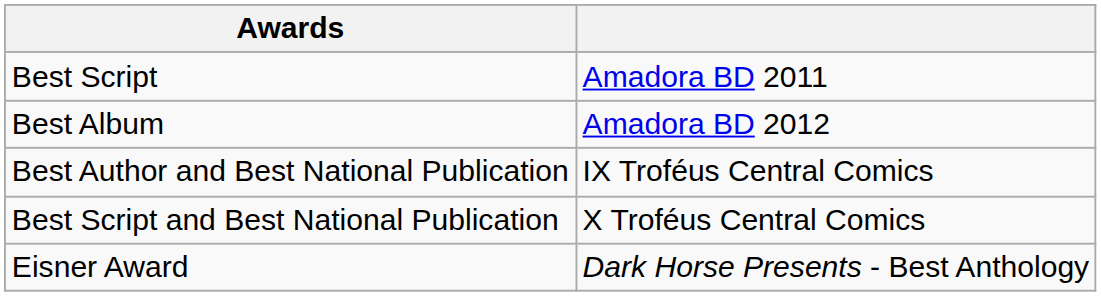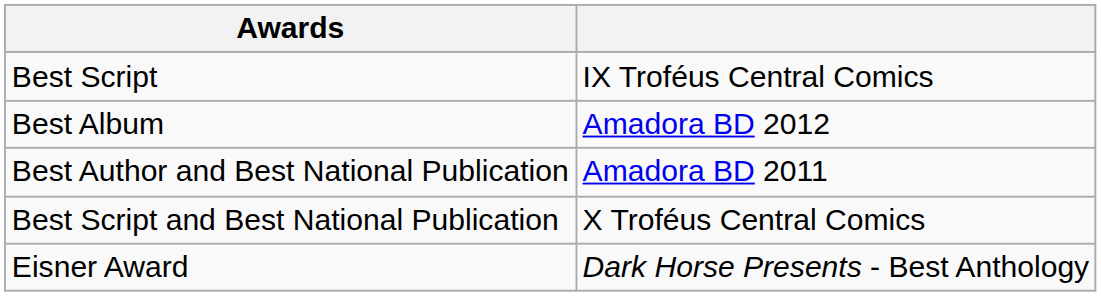(705, 76) Amadora BD 2011 -> (758, 76) IX Troféus Central Comics
(758, 171) IX Troféus Central Comics -> (705, 171) Amadora BD 2011
